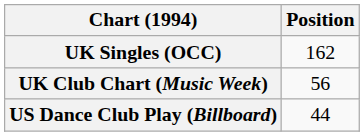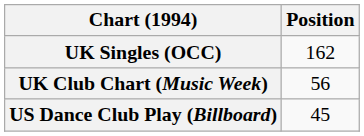(320, 114) 44 -> (320, 114) 45
